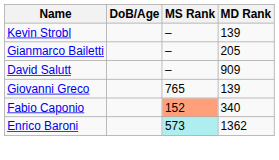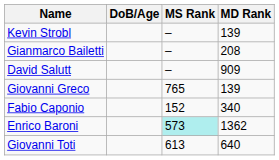(230, 51) 205 -> (230, 51) 208
(175, 108) lightsalmon background -> (175, 108) no background
+ row: (41, 145)
